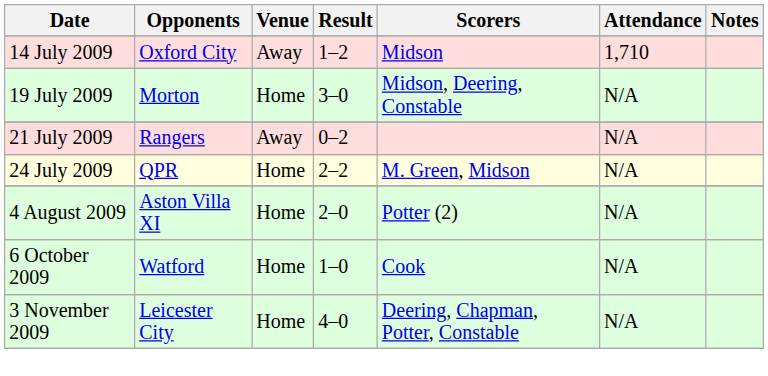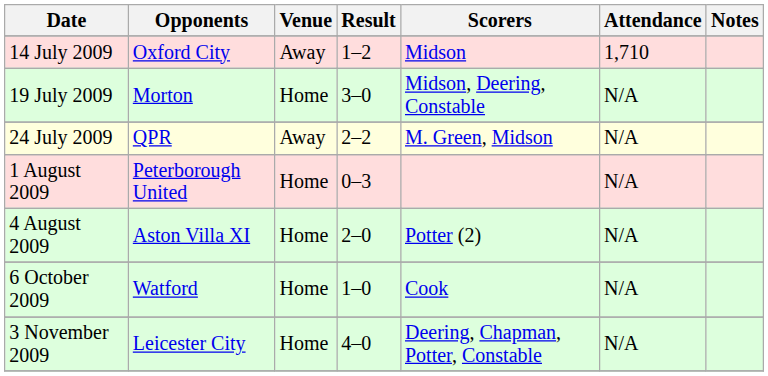- row: (61, 138)
(281, 169) Home -> (302, 138) Away
+ row: (45, 180)
